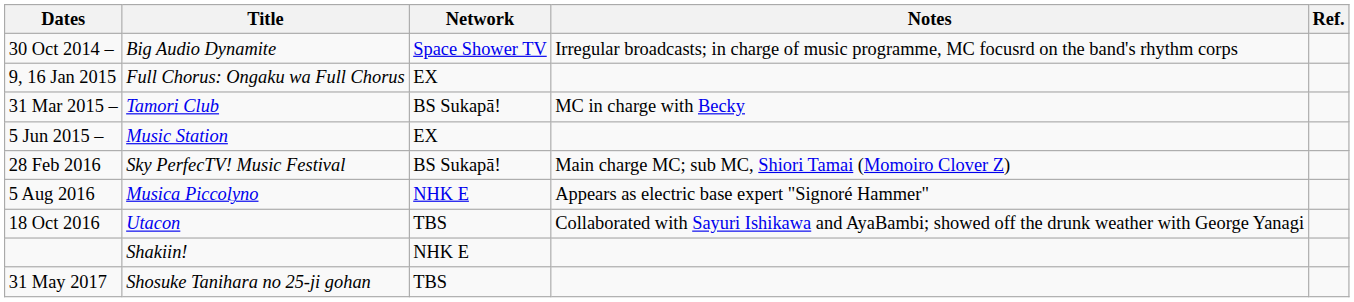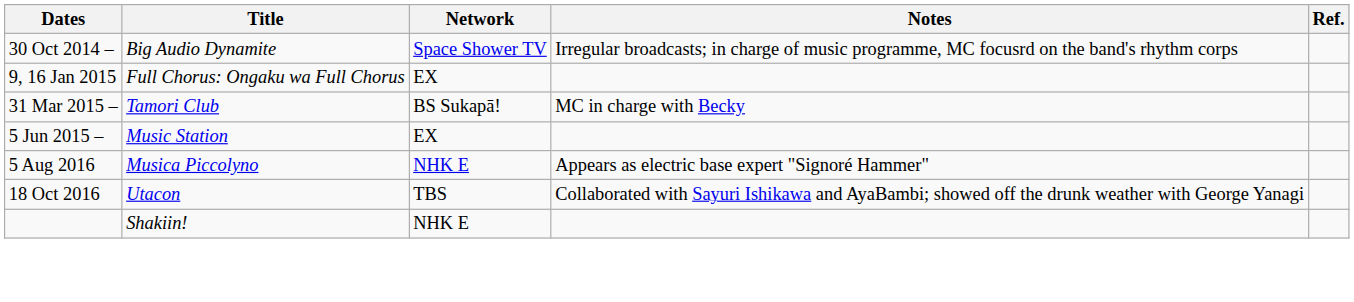- row: (55, 164)
- row: (58, 281)
